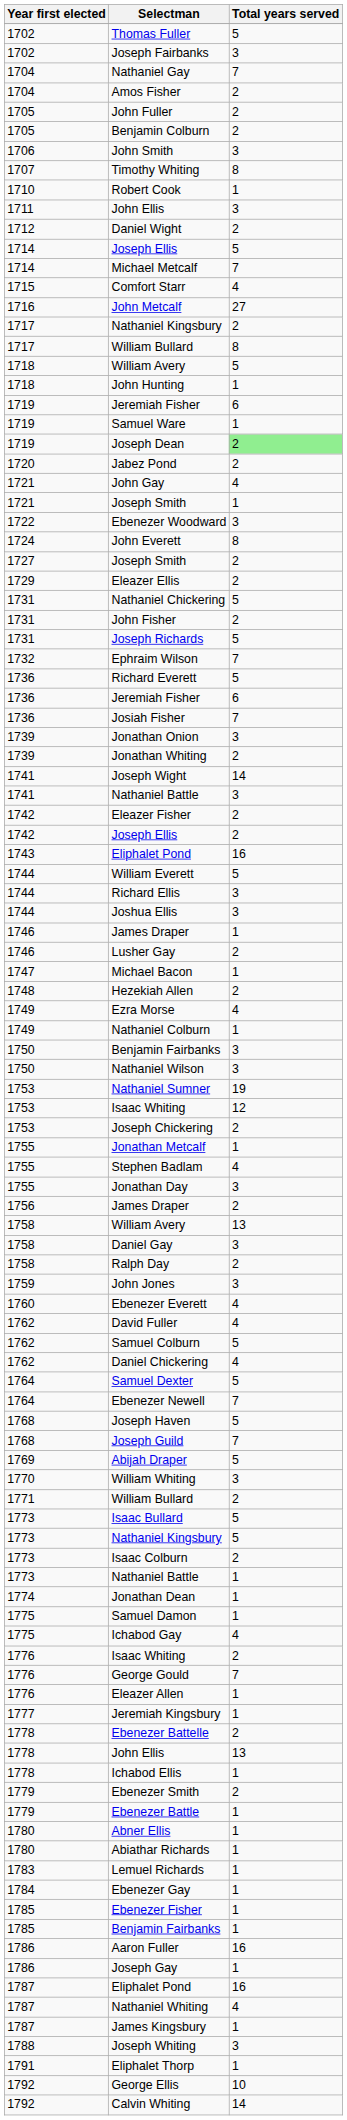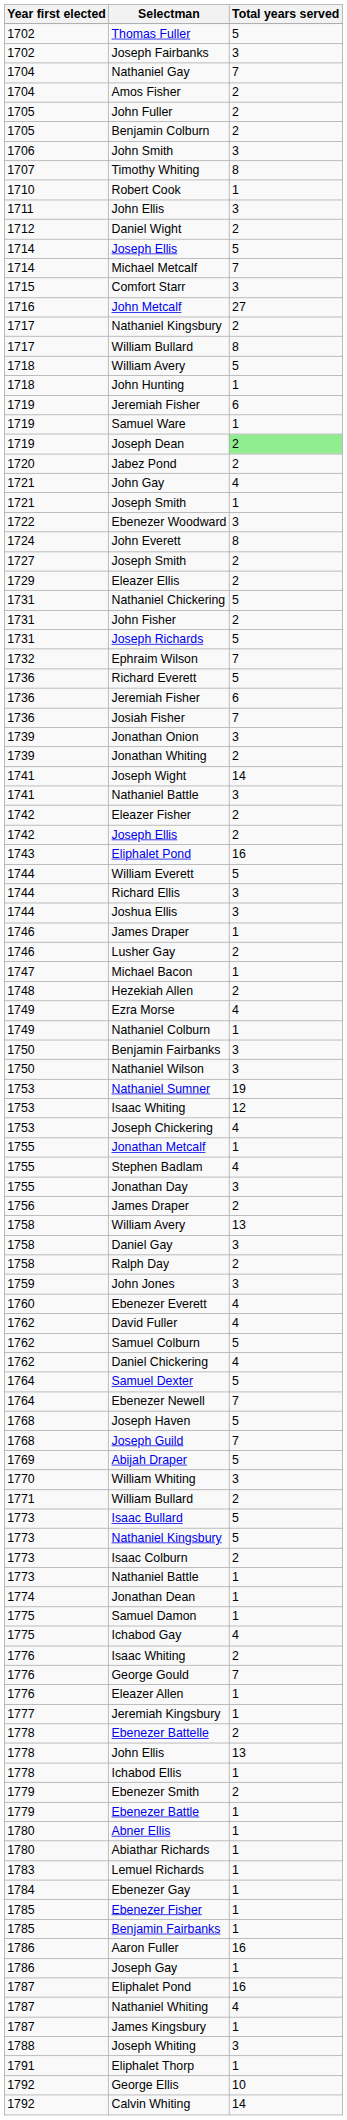(235, 287) 4 -> (235, 287) 3
(235, 1127) 2 -> (235, 1127) 4
